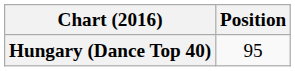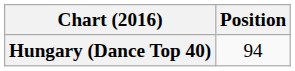(253, 50) 95 -> (253, 50) 94
